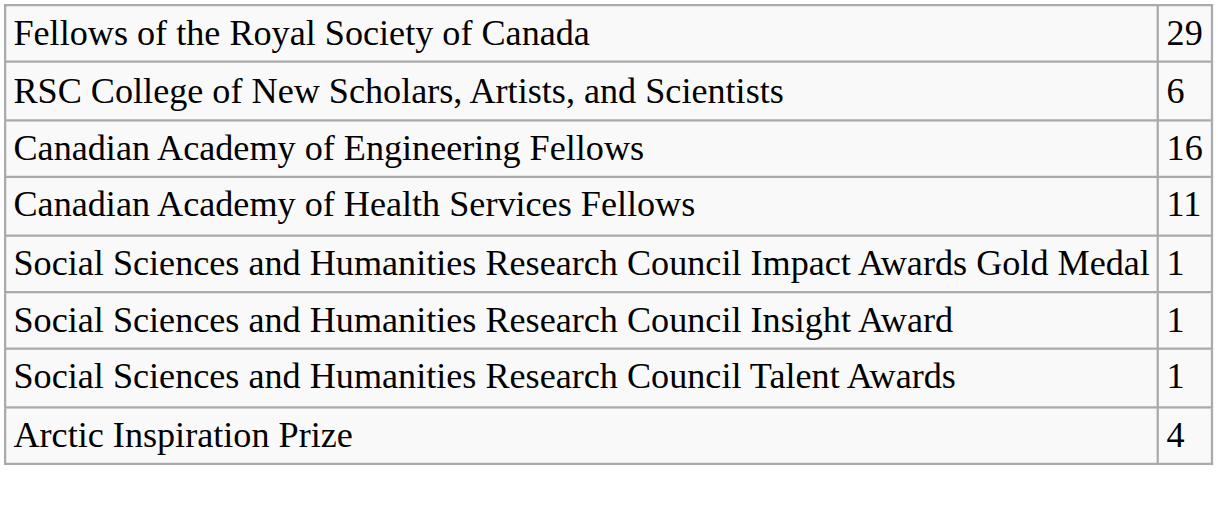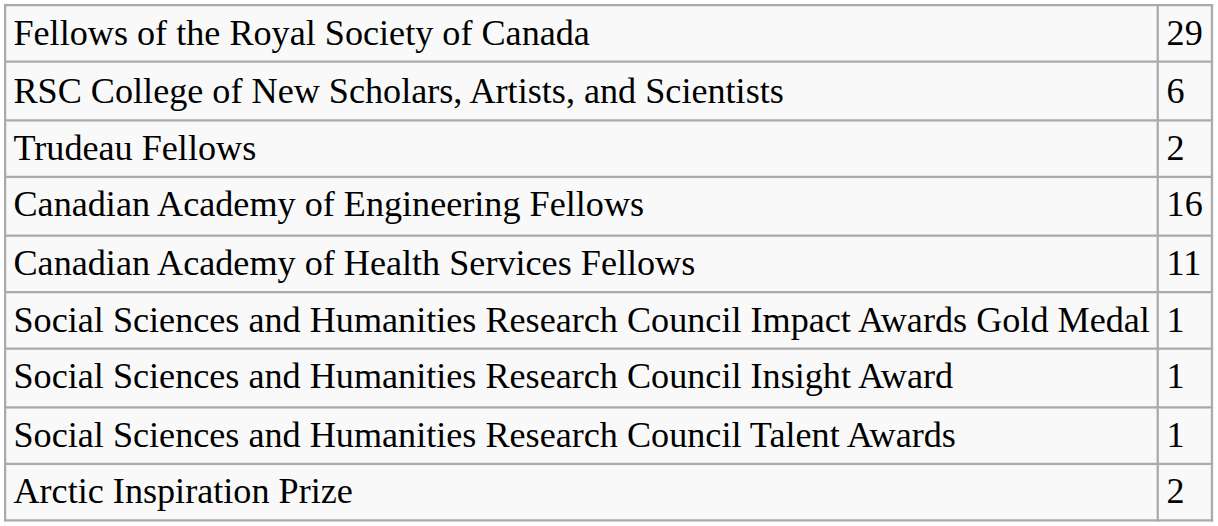+ row: (135, 147)
(1176, 434) 4 -> (1176, 491) 2
